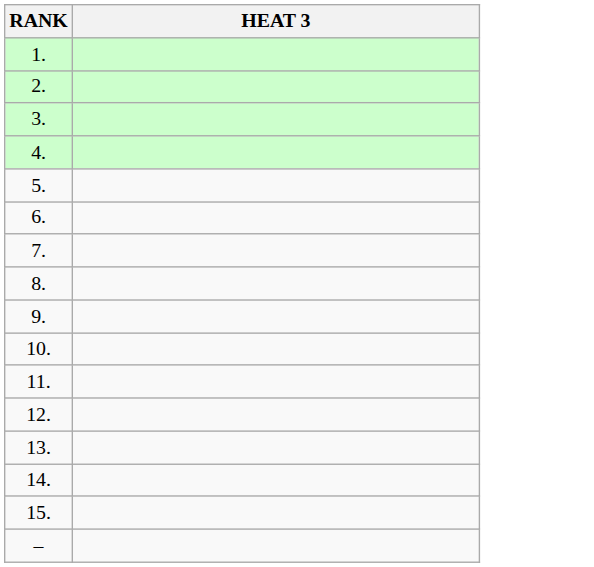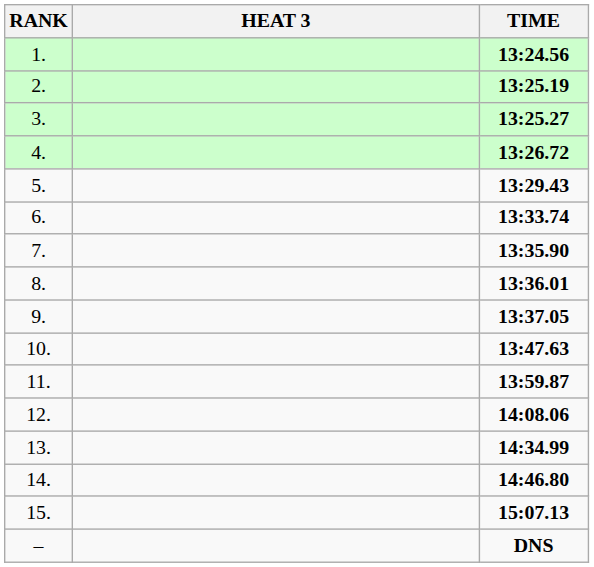+ column: (534, 21)
